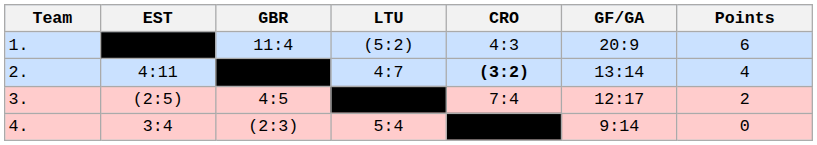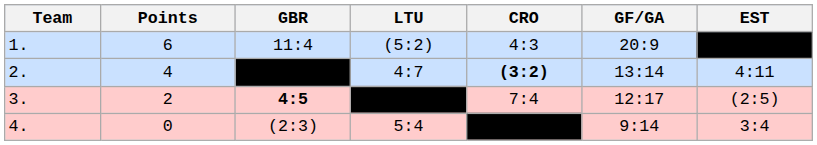columns swapped: (158, 18) <-> (745, 18)
(273, 100) normal -> (293, 100) bold
